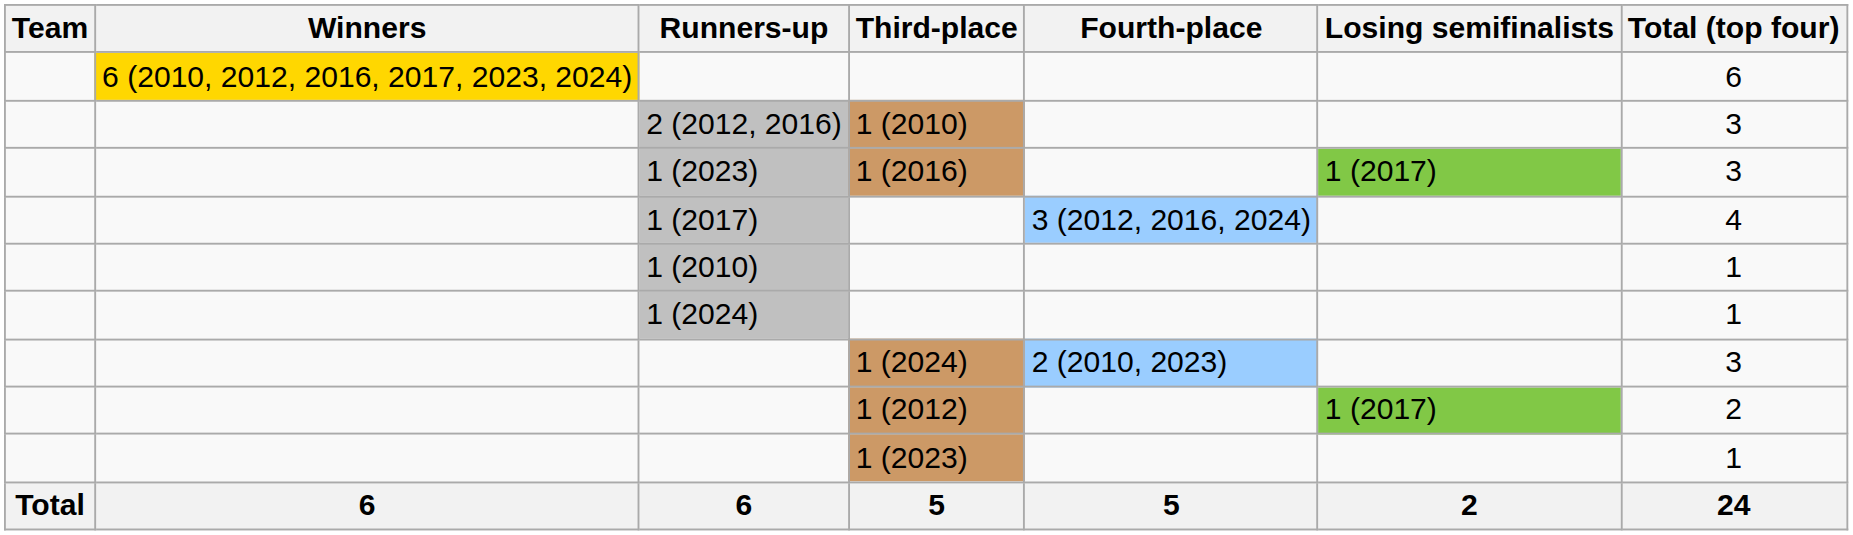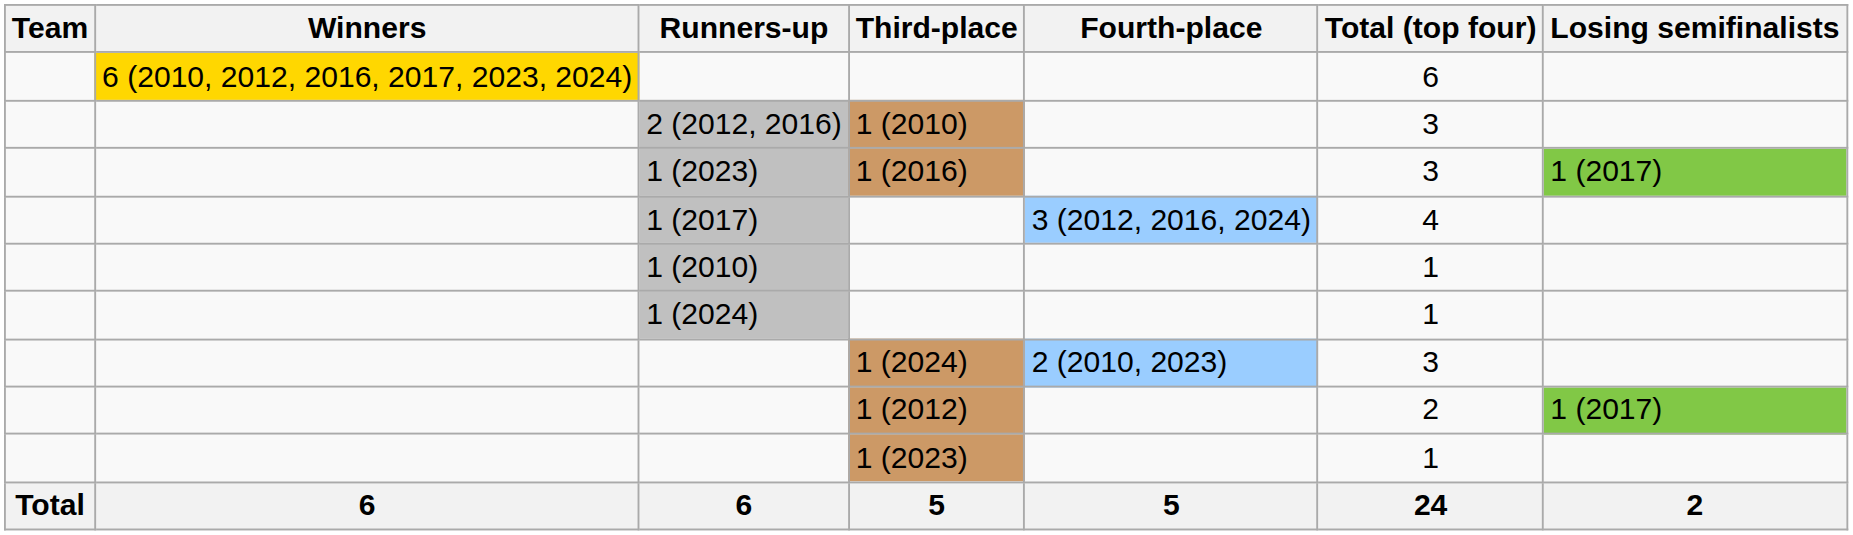columns swapped: (1469, 28) <-> (1734, 28)
